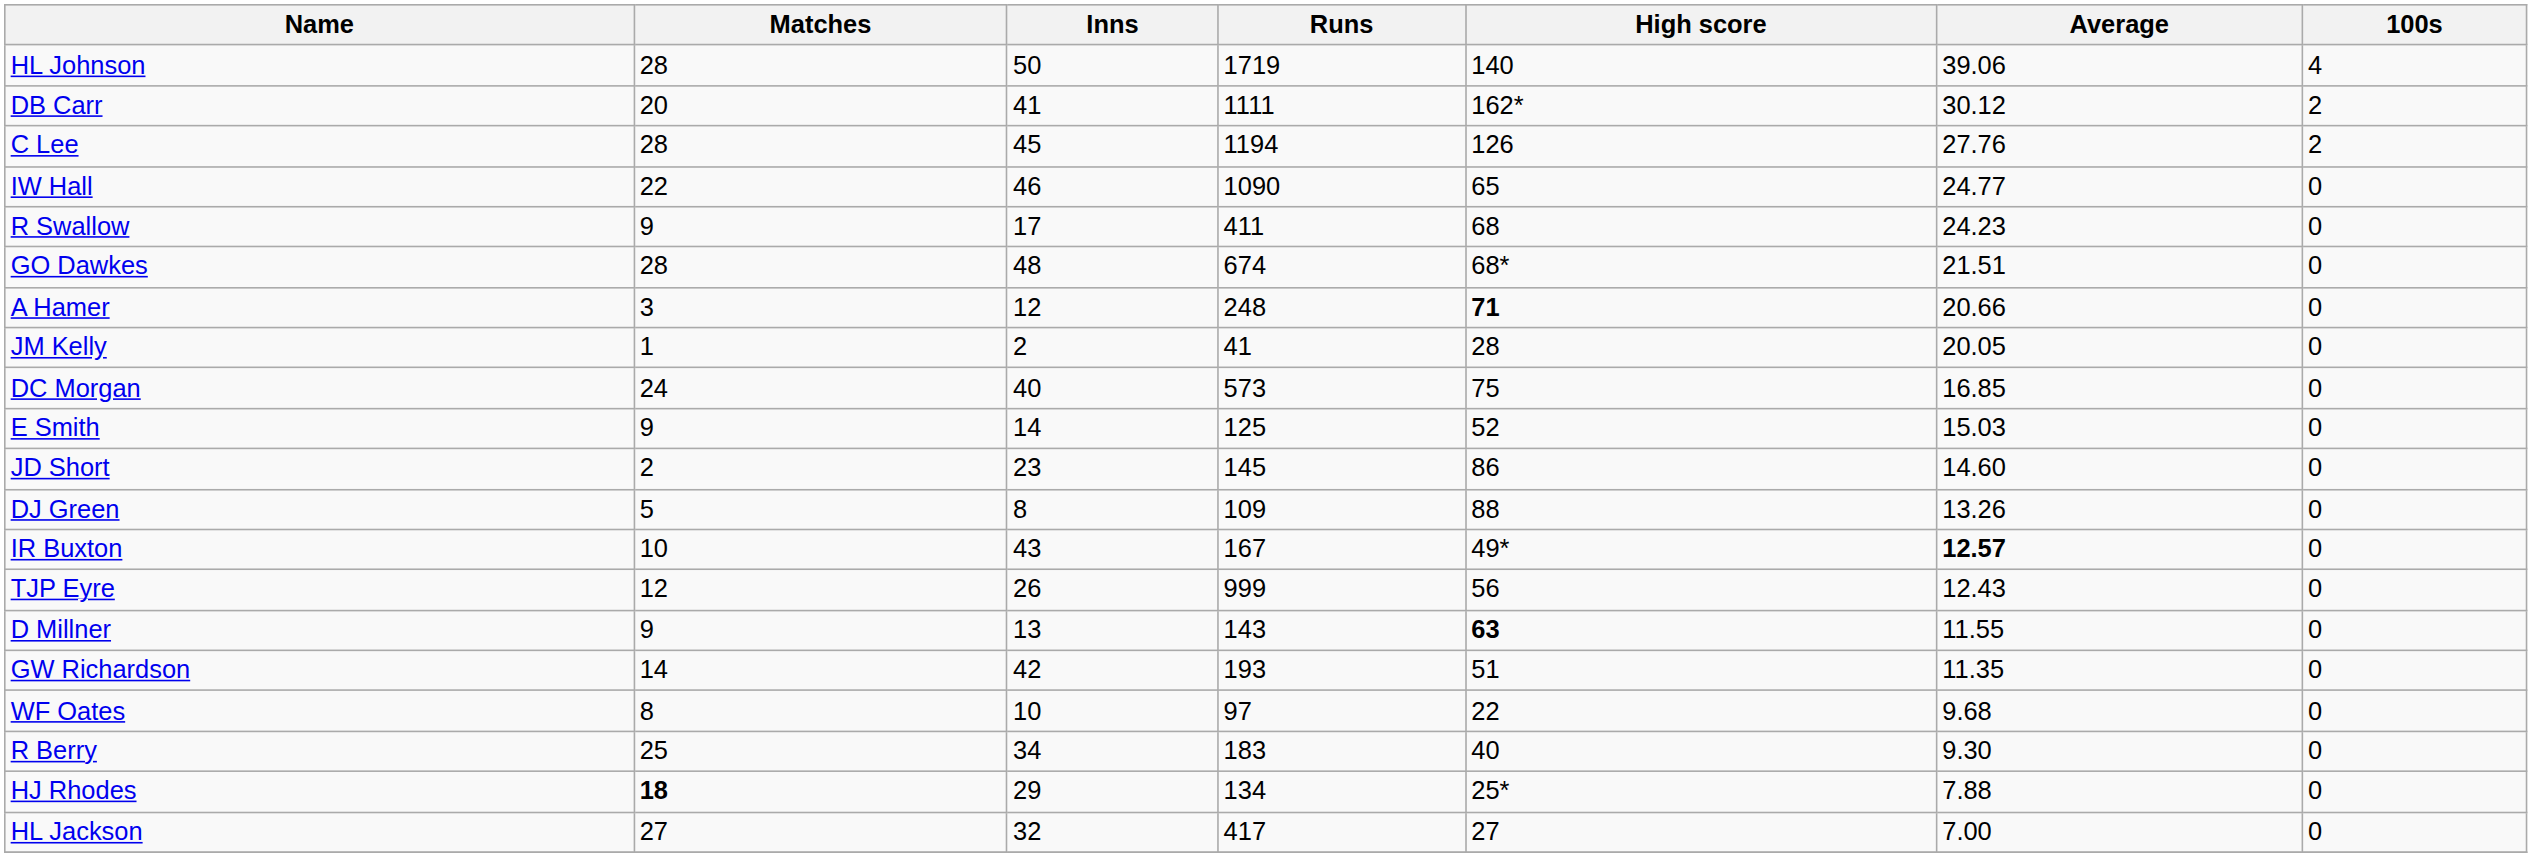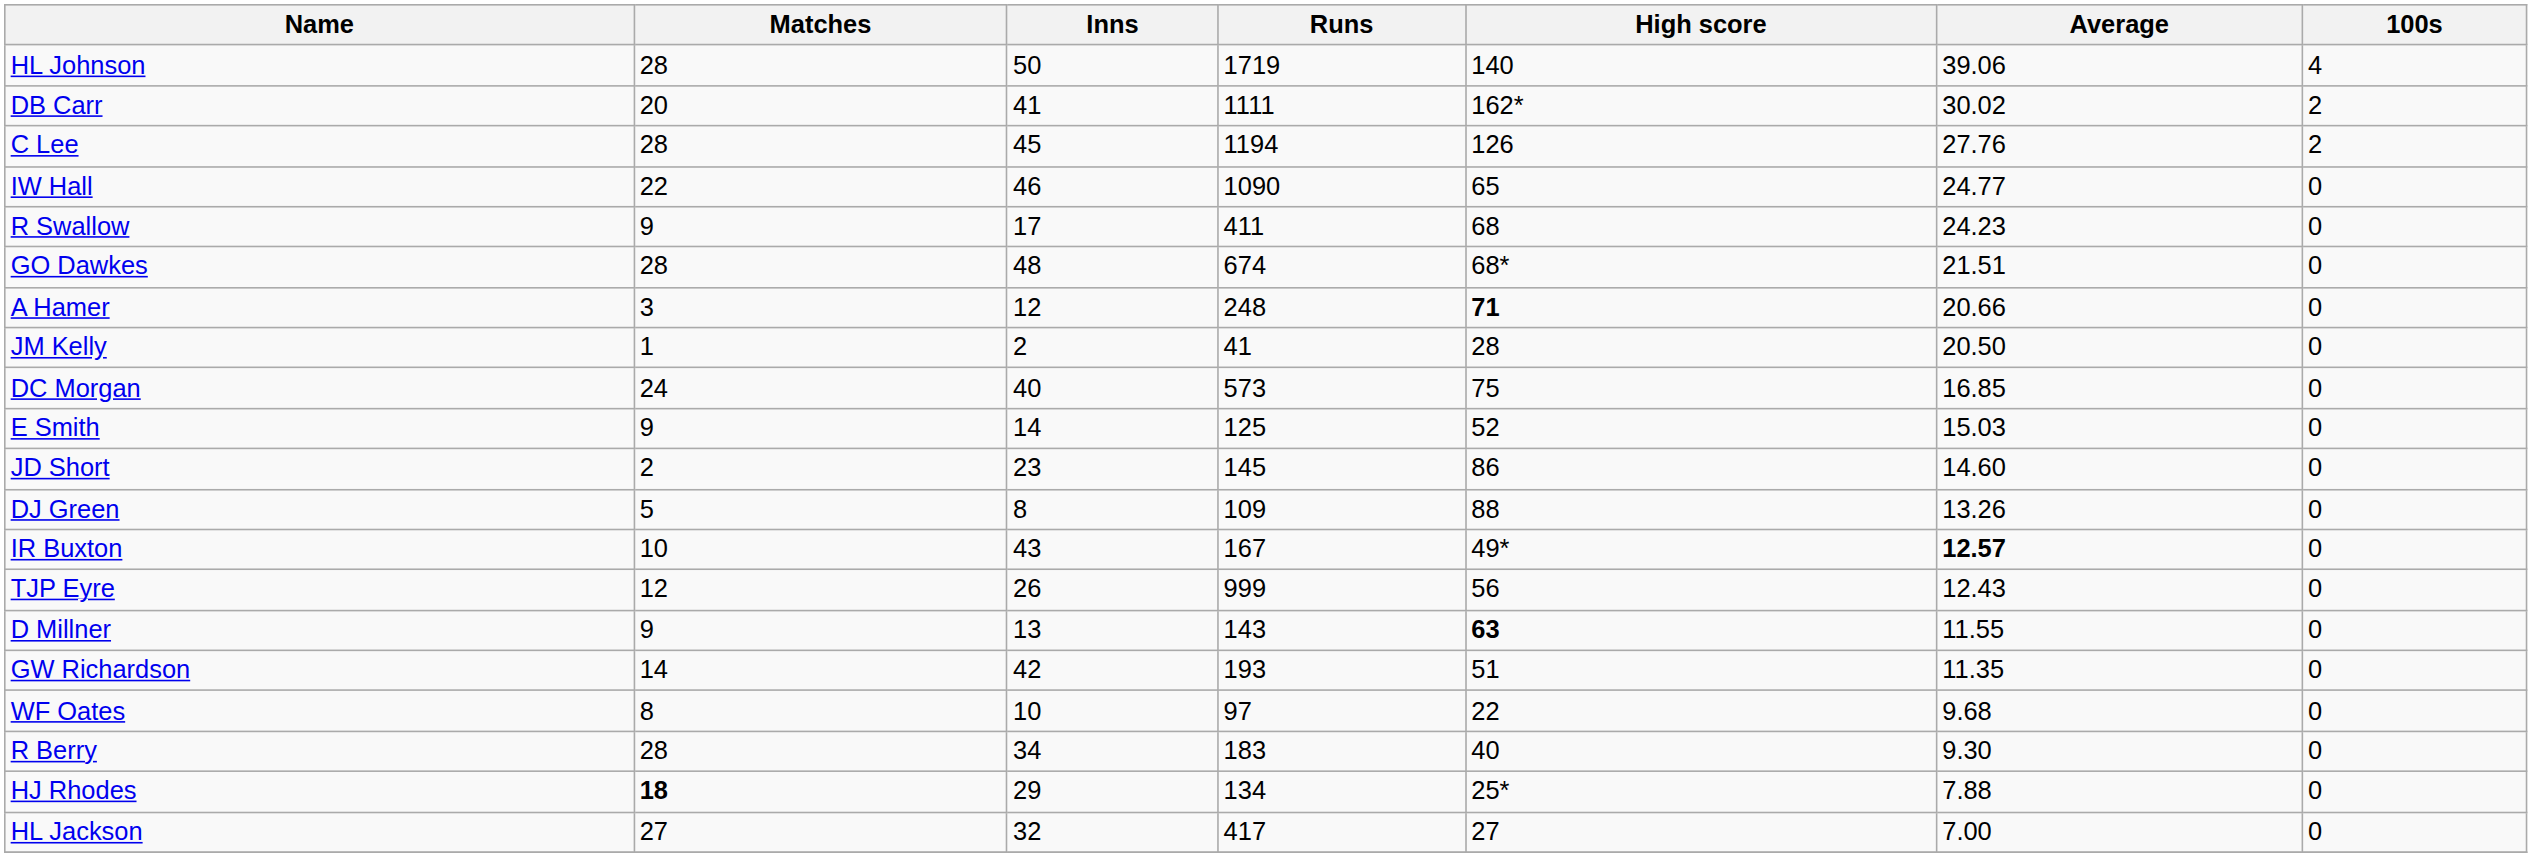(1974, 105) 30.12 -> (1974, 105) 30.02
(1974, 347) 20.05 -> (1974, 347) 20.50
(654, 750) 25 -> (654, 750) 28
